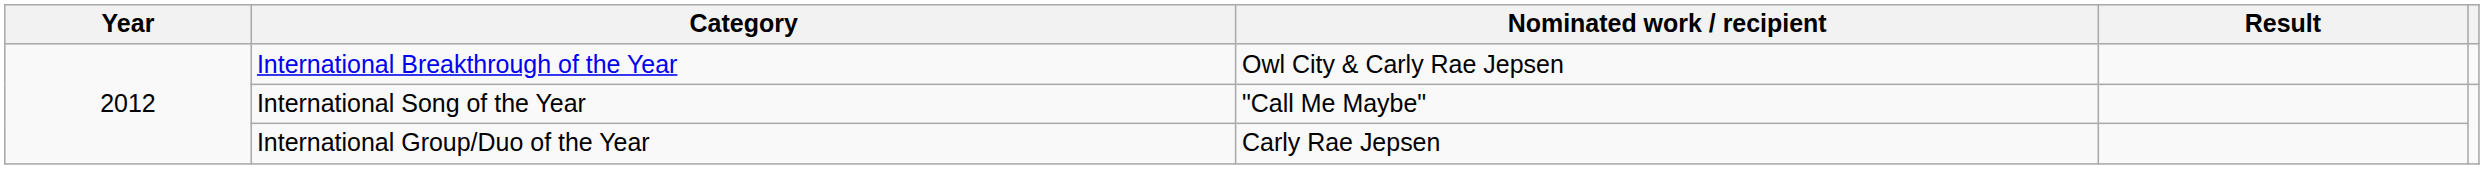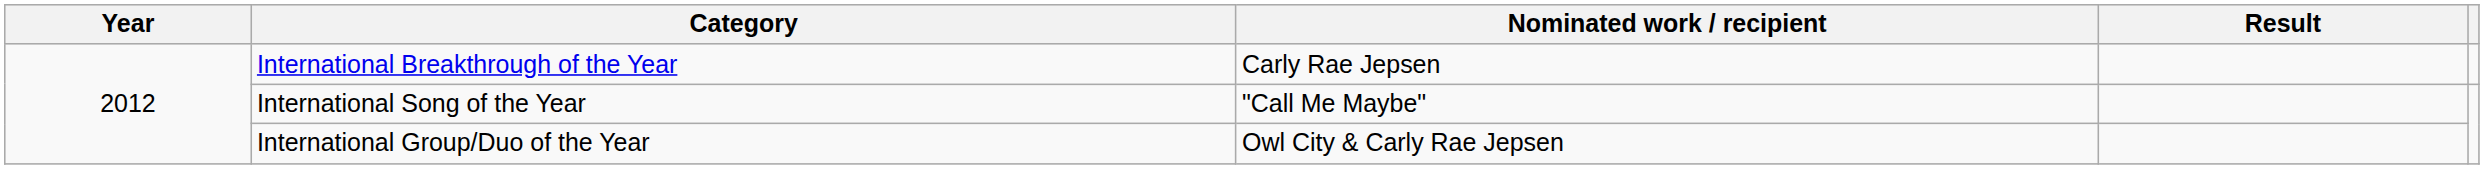(1403, 63) Owl City & Carly Rae Jepsen -> (1341, 63) Carly Rae Jepsen
(1341, 143) Carly Rae Jepsen -> (1403, 143) Owl City & Carly Rae Jepsen
